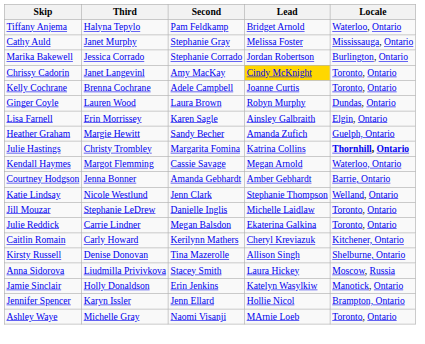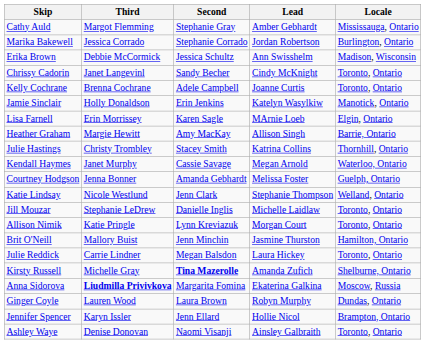- row: (37, 27)
(110, 42) Janet Murphy -> (119, 27) Margot Flemming
(275, 42) Melissa Foster -> (284, 27) Amber Gebhardt
+ row: (31, 57)
(198, 73) Amy MacKay -> (203, 73) Sandy Becher
(279, 73) gold background -> (285, 73) no background
rows swapped: (33, 103) <-> (34, 286)
(281, 118) Ainsley Galbraith -> (278, 118) MArnie Loeb
(197, 133) Sandy Becher -> (203, 133) Amy MacKay
(277, 133) Amanda Zufich -> (279, 133) Allison Singh
(363, 133) Guelph, Ontario -> (367, 133) Barrie, Ontario
(205, 149) Margarita Fomina -> (201, 149) Stacey Smith
(371, 149) bold -> (373, 149) normal
(119, 164) Margot Flemming -> (110, 164) Janet Murphy
(279, 179) Amber Gebhardt -> (280, 179) Melissa Foster
(361, 179) Barrie, Ontario -> (369, 179) Guelph, Ontario
+ row: (34, 225)
+ row: (29, 240)
(281, 225) Ekaterina Galkina -> (278, 255) Laura Hickey
- row: (36, 240)
(116, 255) Denise Donovan -> (112, 270) Michelle Gray
(200, 255) normal -> (207, 270) bold
(273, 255) Allison Singh -> (282, 270) Amanda Zufich
(125, 270) normal -> (128, 286) bold
(196, 270) Stacey Smith -> (211, 286) Margarita Fomina
(273, 270) Laura Hickey -> (287, 286) Ekaterina Galkina
(112, 316) Michelle Gray -> (116, 331) Denise Donovan
(273, 316) MArnie Loeb -> (286, 331) Ainsley Galbraith
